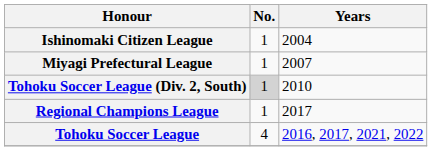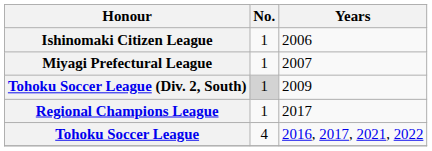(297, 39) 2004 -> (297, 39) 2006
(297, 87) 2010 -> (297, 87) 2009
